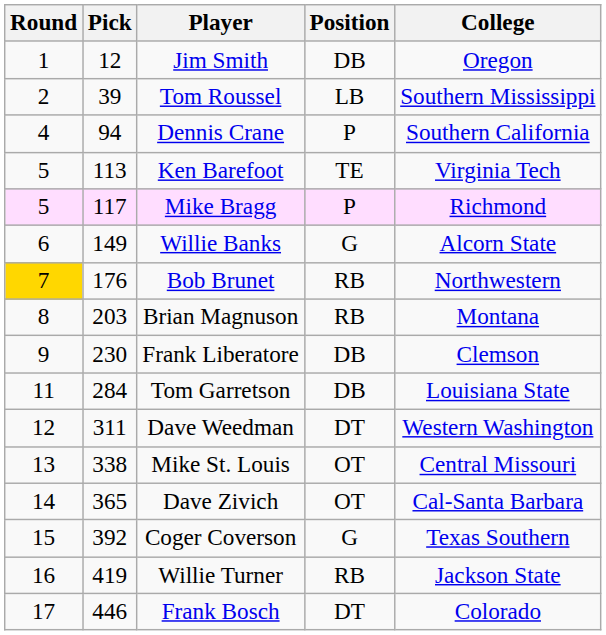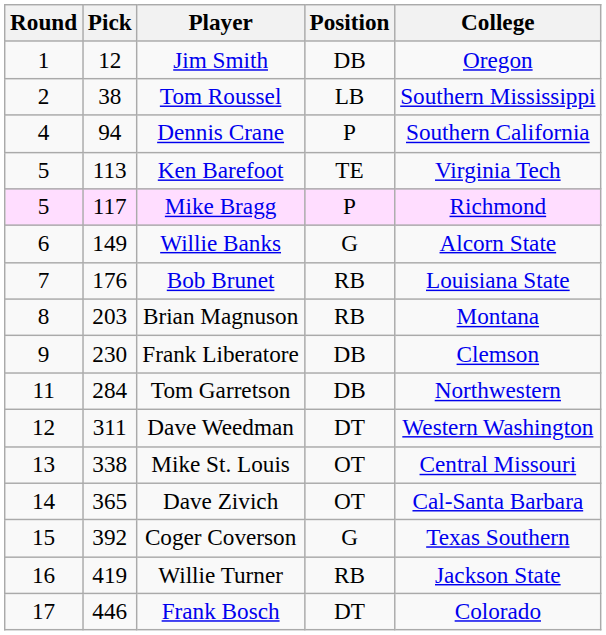(110, 96) 39 -> (110, 96) 38
(44, 280) gold background -> (44, 280) no background
(498, 280) Northwestern -> (498, 280) Louisiana State
(498, 390) Louisiana State -> (498, 390) Northwestern
